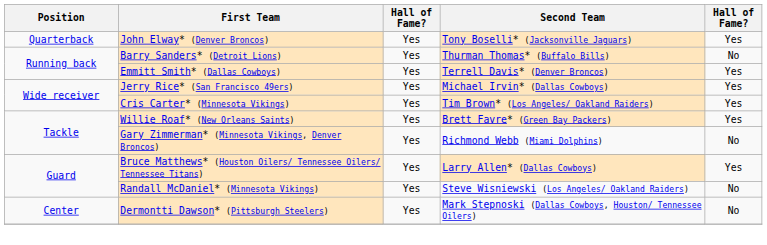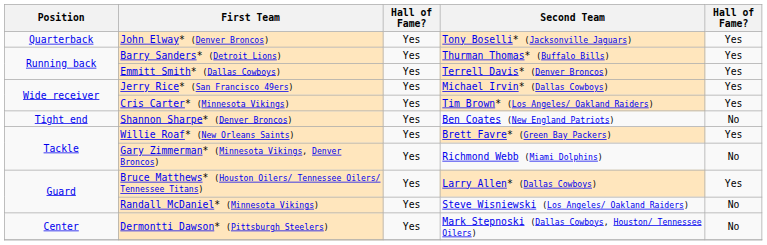(734, 55) No -> (734, 55) Yes
+ row: (206, 119)
